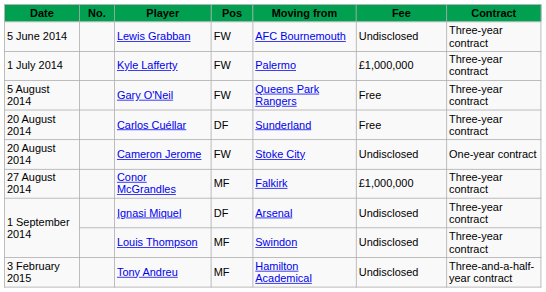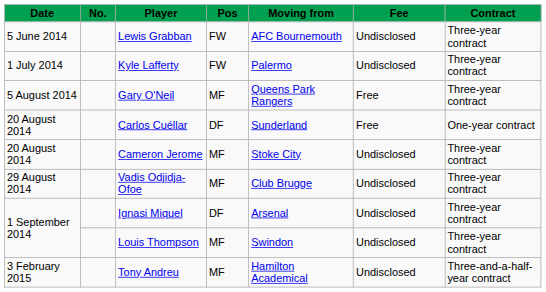(386, 66) £1,000,000 -> (386, 66) Undisclosed
(222, 96) FW -> (217, 96) MF
(476, 125) Three-year contract -> (491, 125) One-year contract
(222, 155) FW -> (217, 155) MF
(493, 155) One-year contract -> (474, 155) Three-year contract
- row: (146, 184)
+ row: (152, 184)
